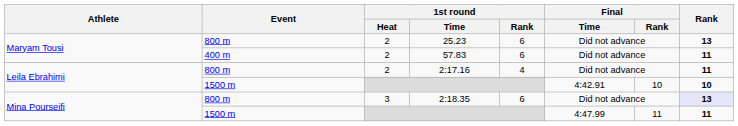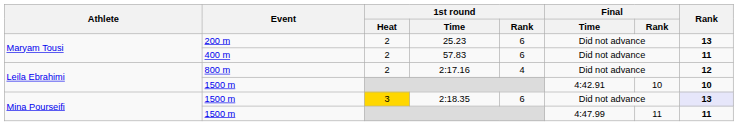(217, 41) 800 m -> (217, 41) 200 m
(707, 70) 11 -> (707, 70) 12
(217, 99) 800 m -> (220, 99) 1500 m
(387, 99) no background -> (387, 99) gold background
